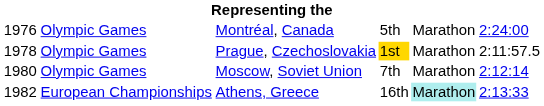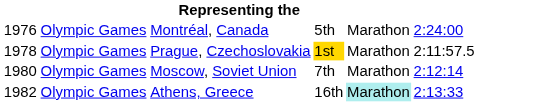(126, 92) European Championships -> (94, 92) Olympic Games
